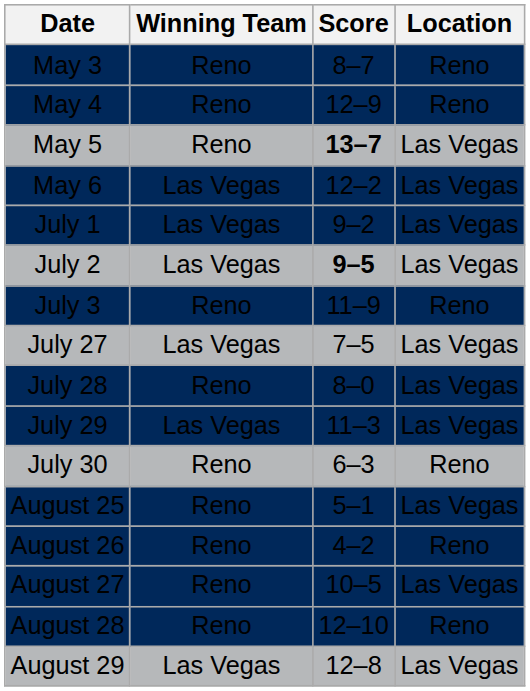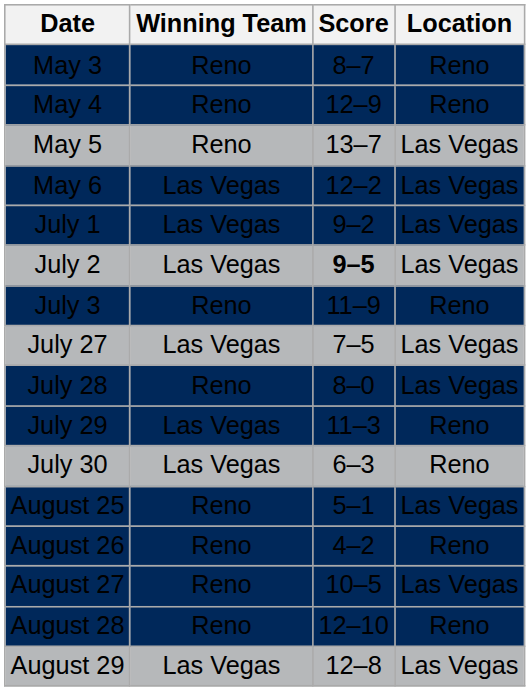(354, 144) bold -> (354, 144) normal
(459, 425) Las Vegas -> (459, 425) Reno
(221, 465) Reno -> (221, 465) Las Vegas
